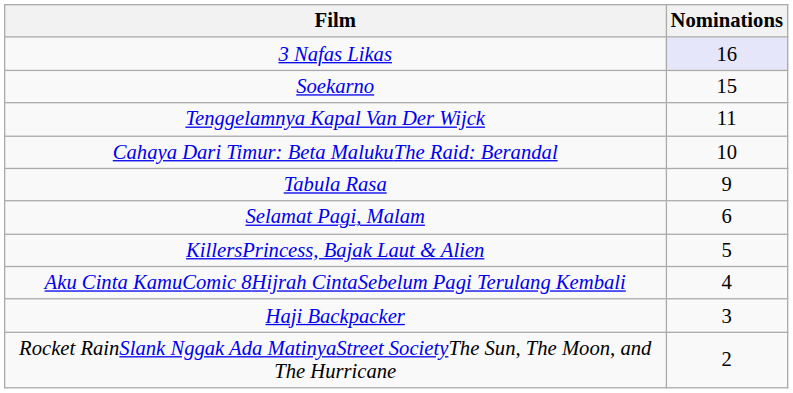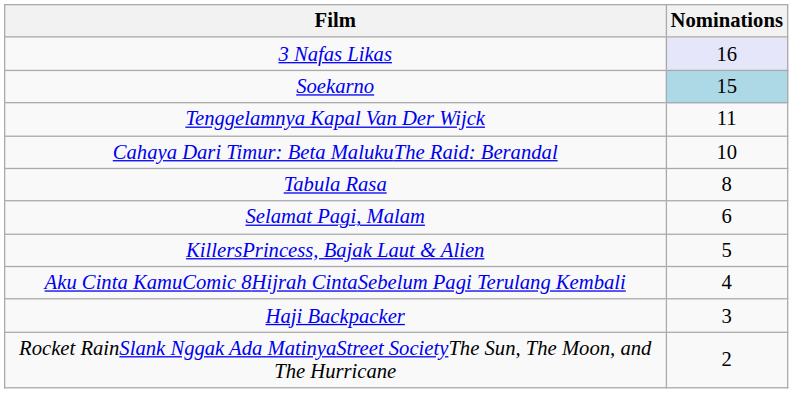(727, 86) no background -> (727, 86) lightblue background
(727, 184) 9 -> (727, 184) 8
